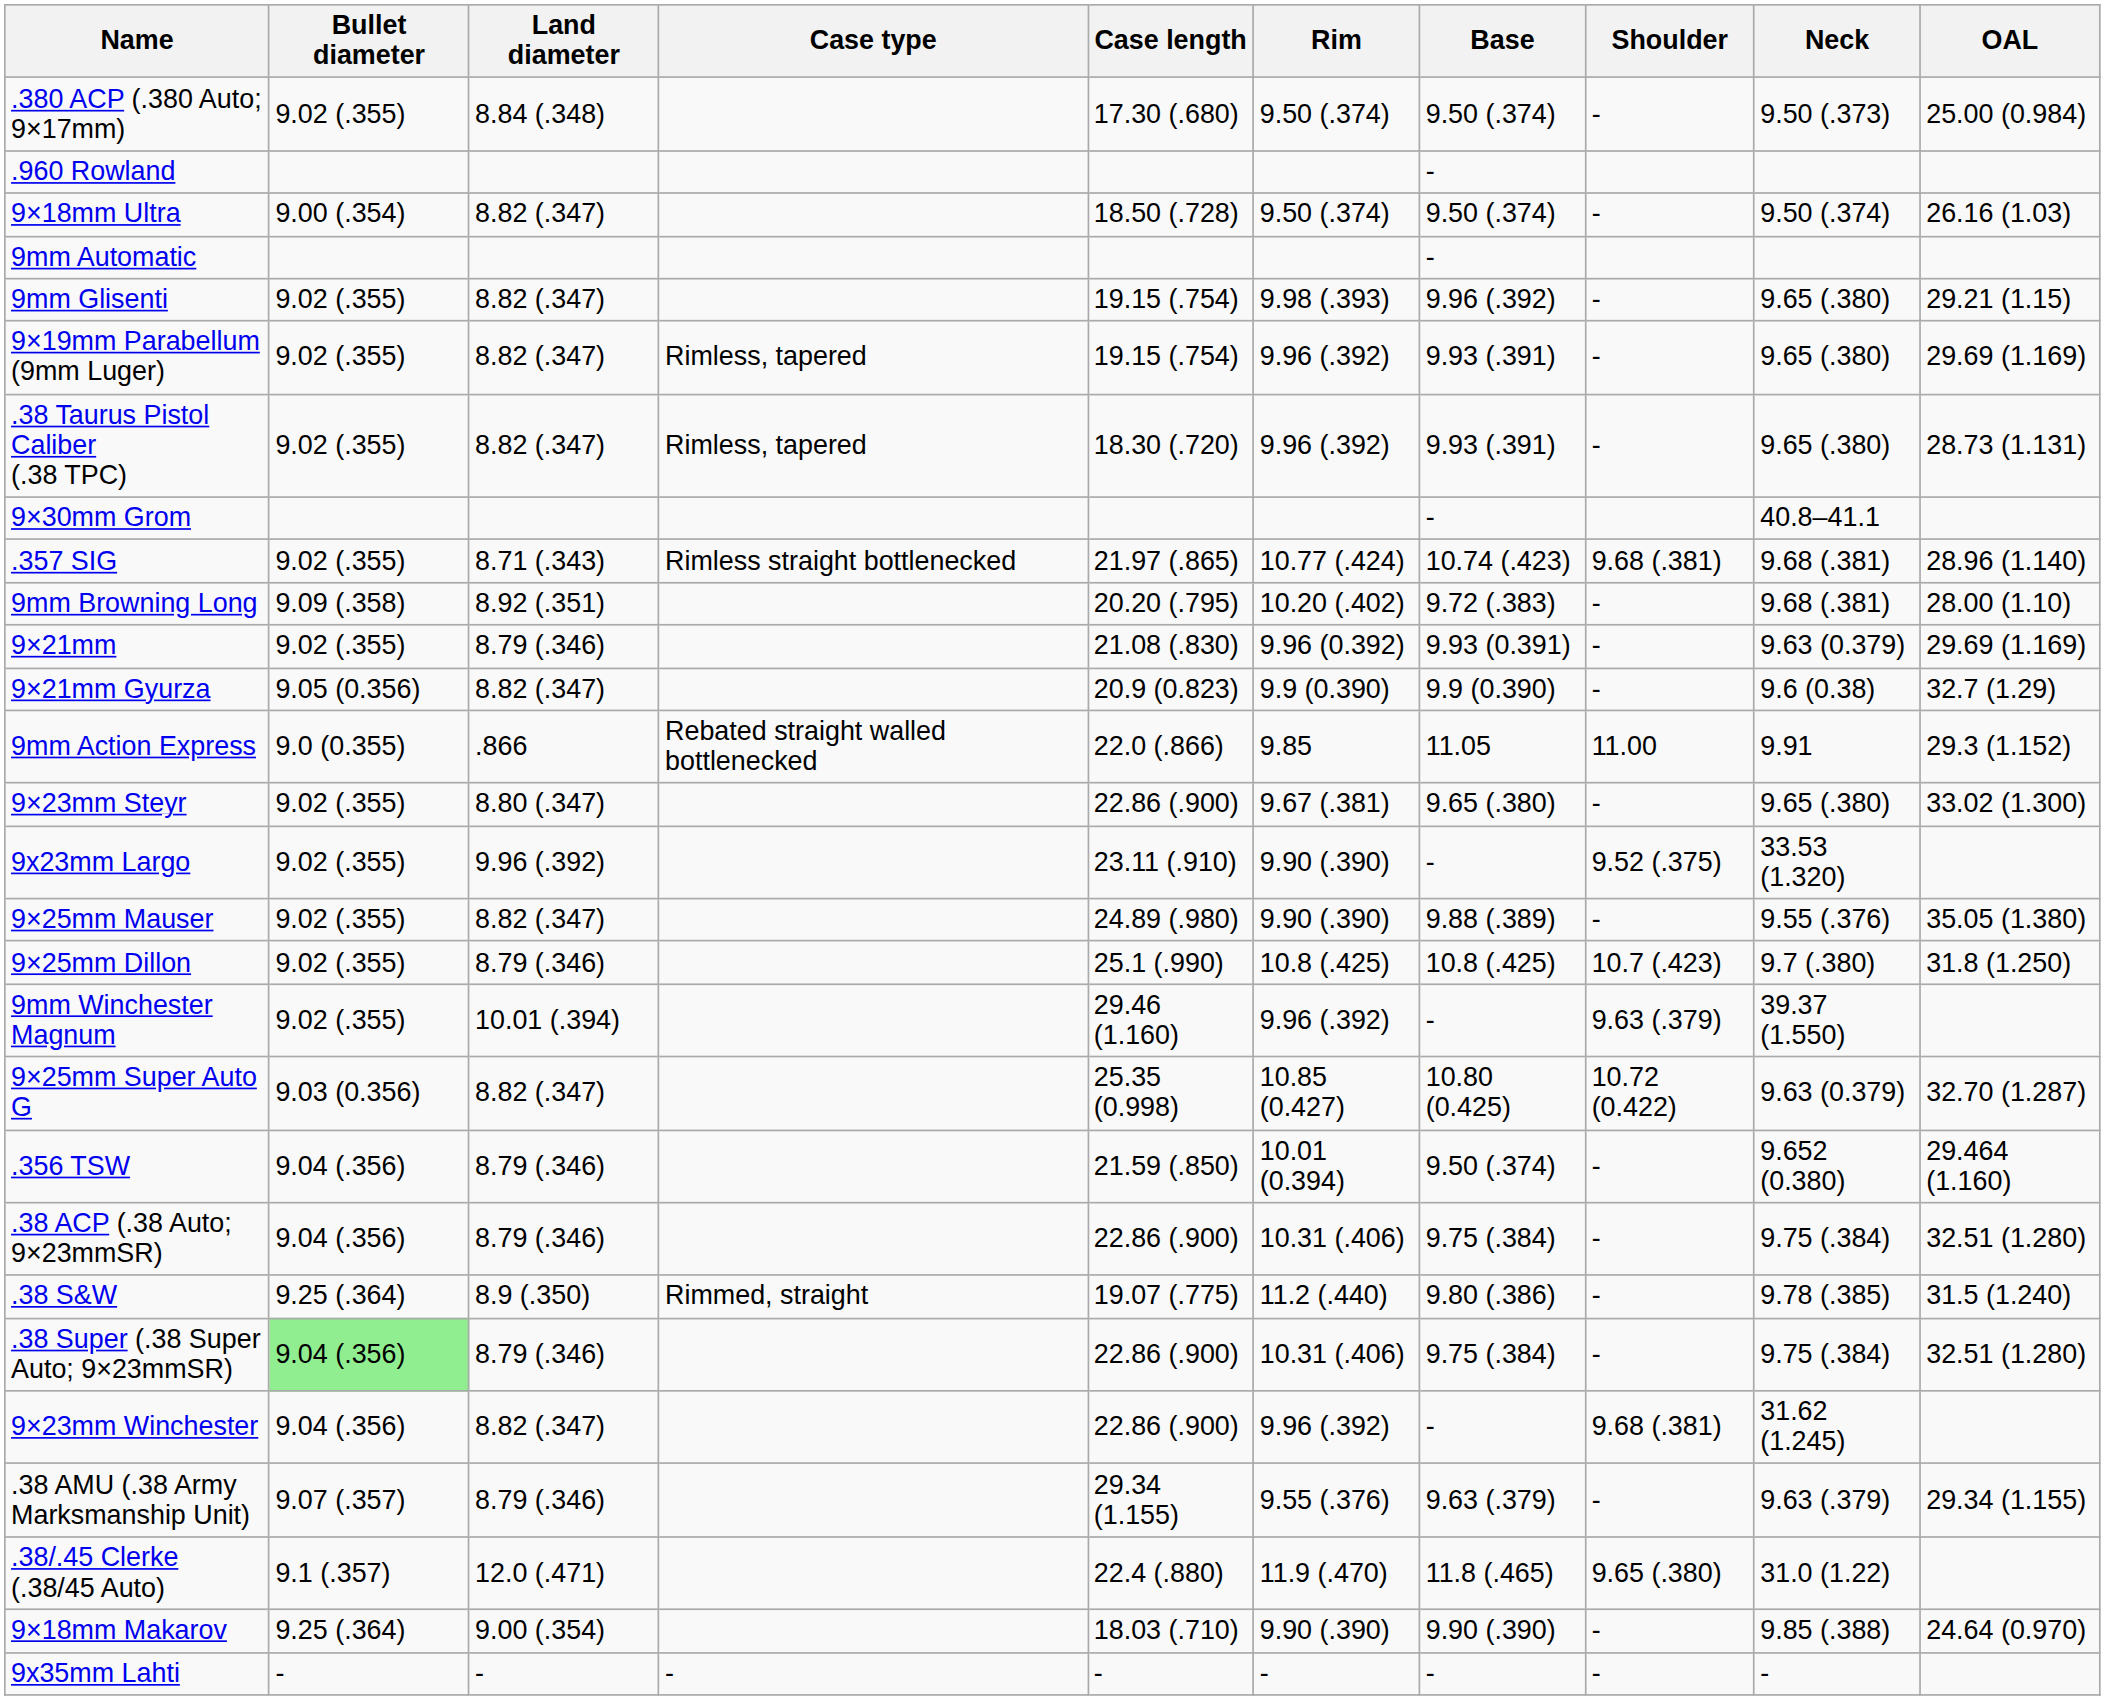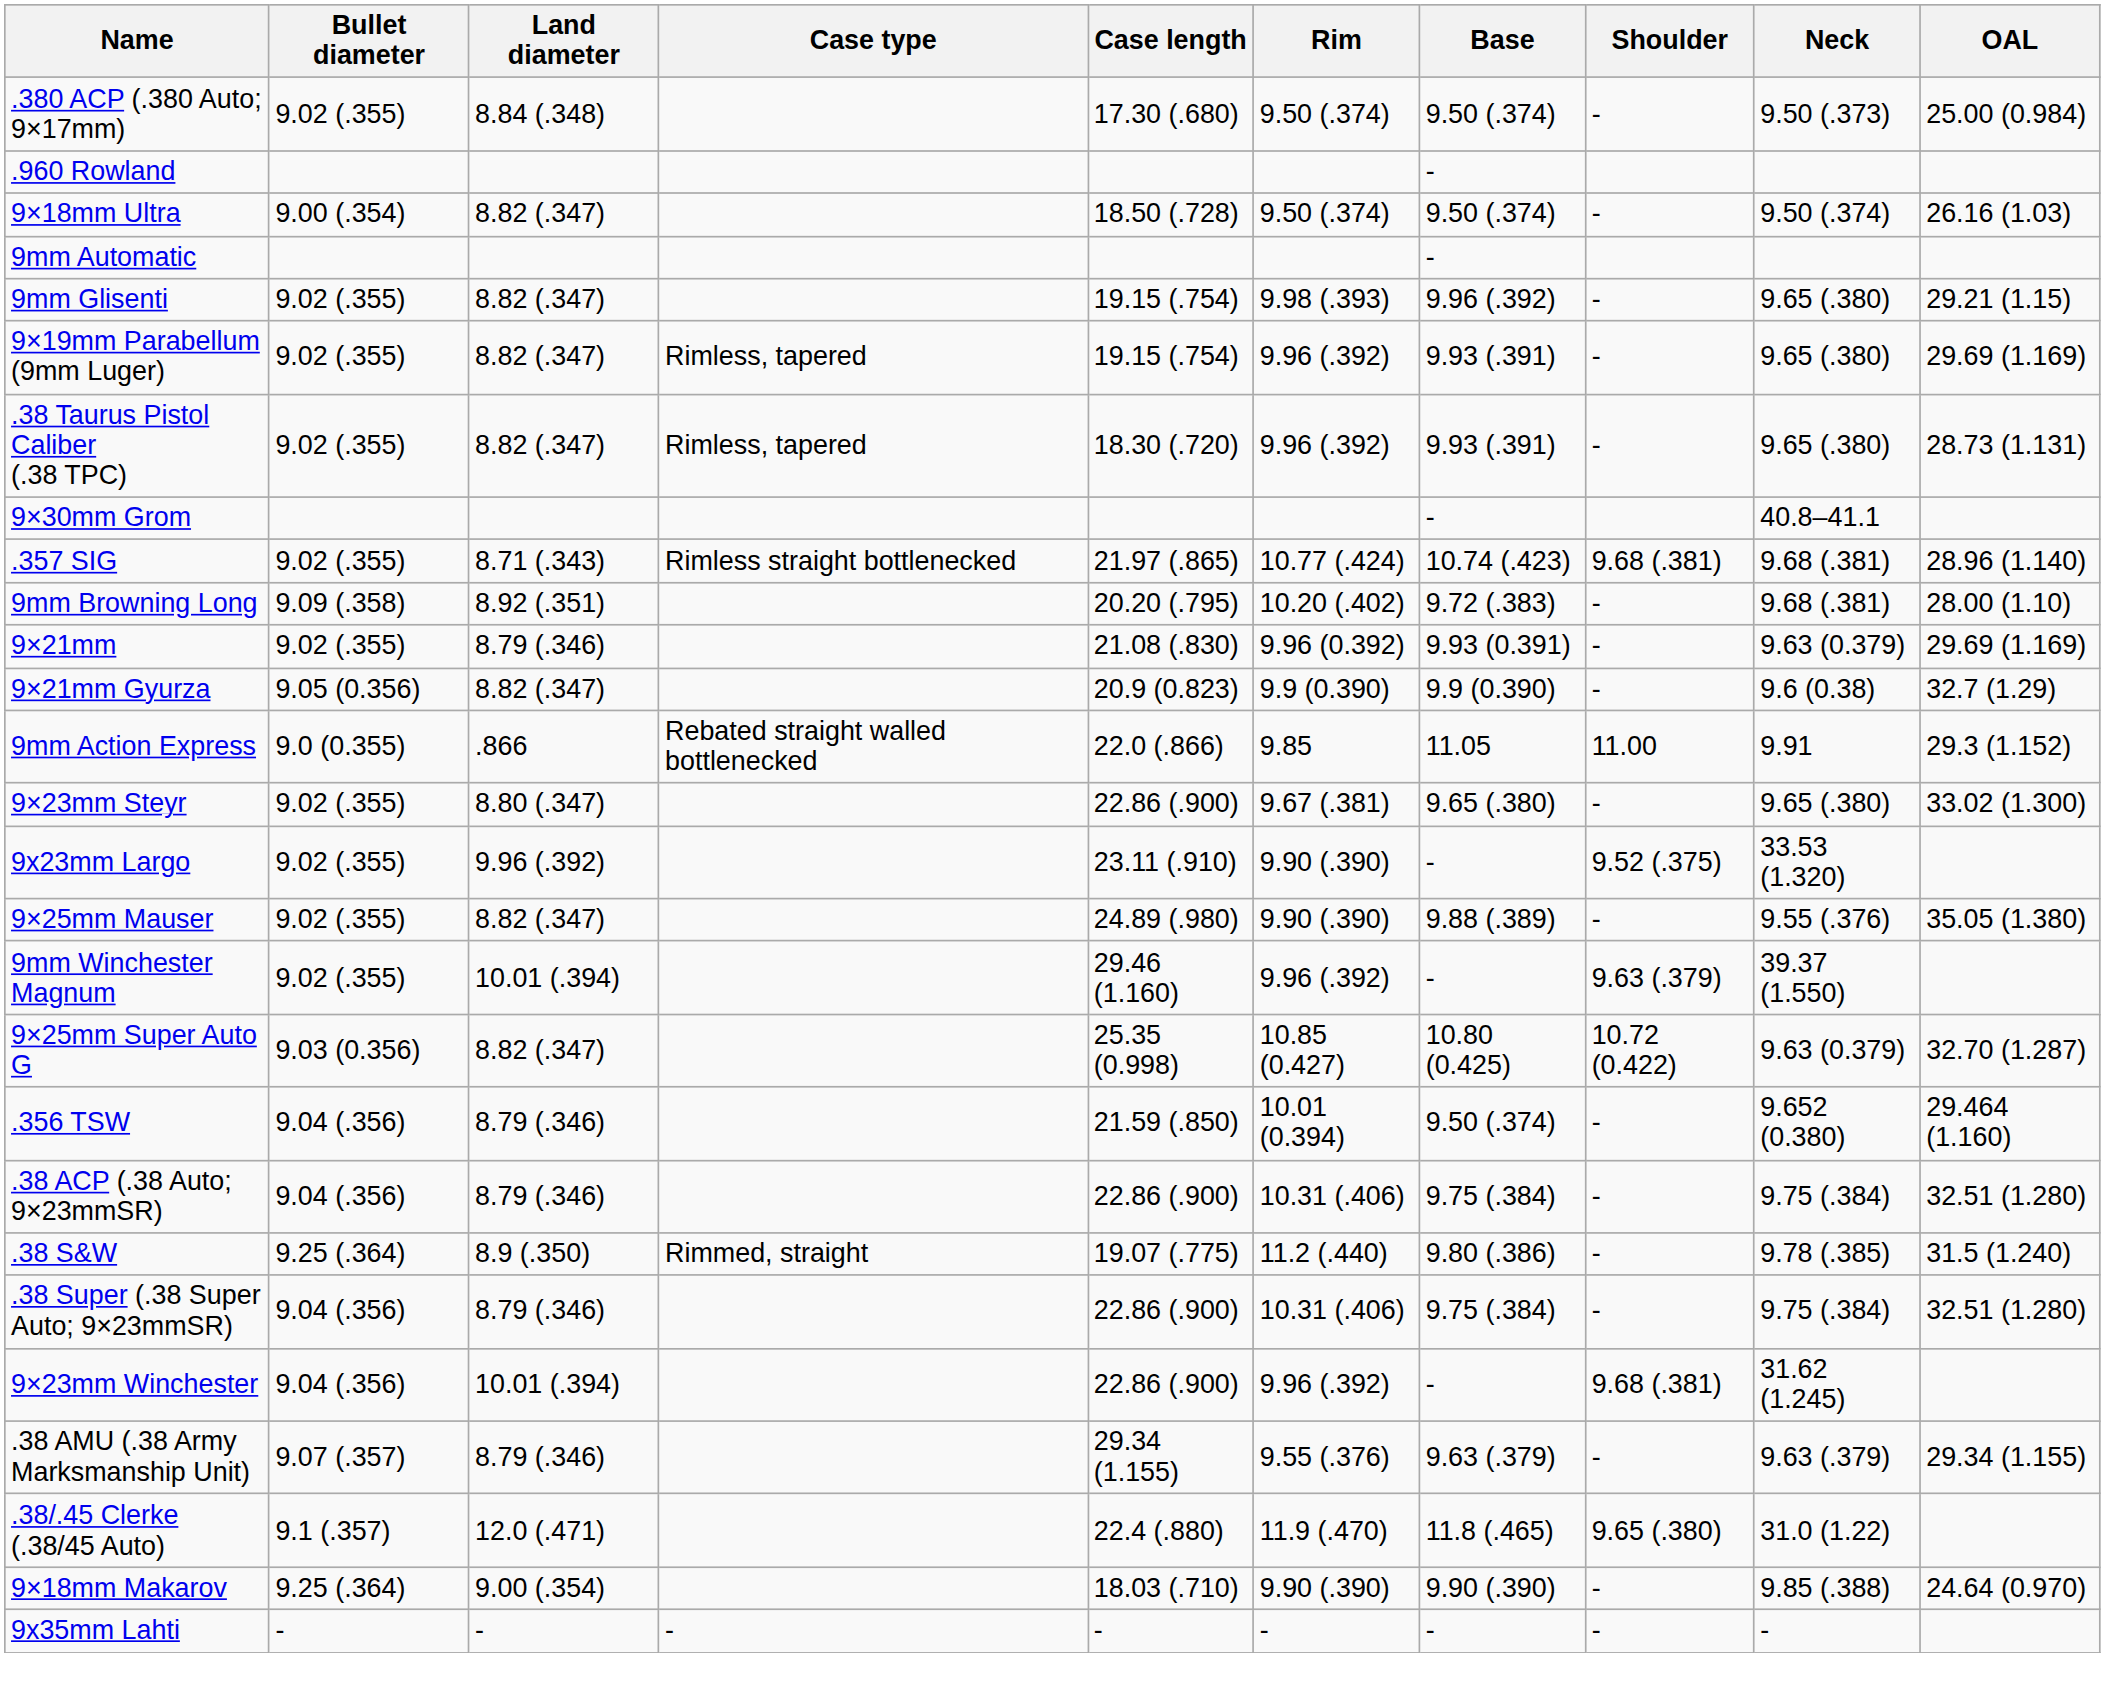- row: (101, 962)
(340, 1354) lightgreen background -> (340, 1311) no background
(540, 1426) 8.82 (.347) -> (548, 1384) 10.01 (.394)
